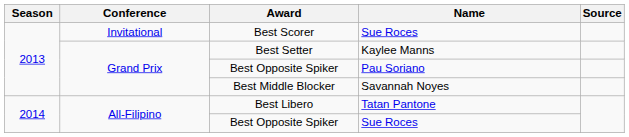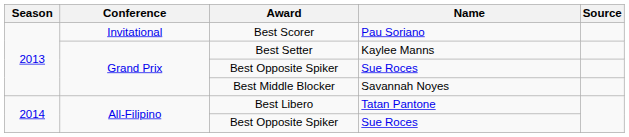(390, 31) Sue Roces -> (393, 31) Pau Soriano
(393, 68) Pau Soriano -> (390, 68) Sue Roces
